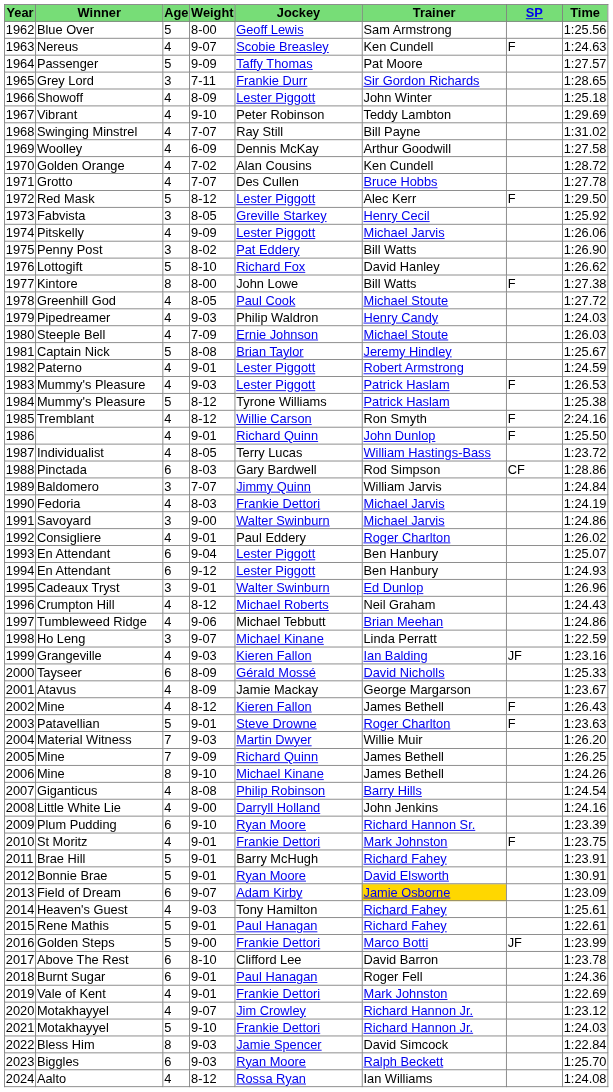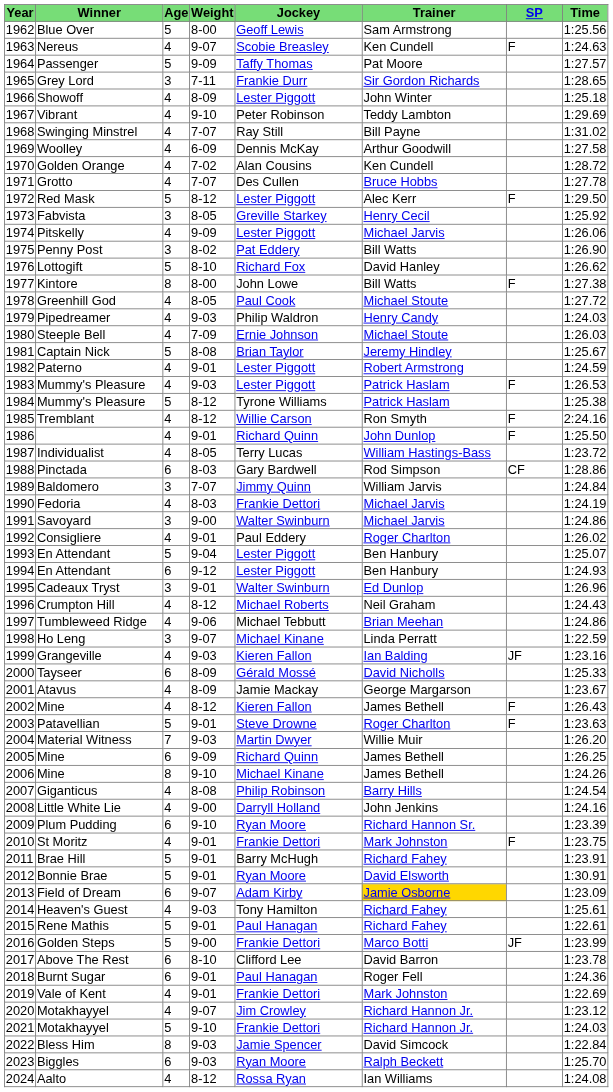(168, 554) 6 -> (168, 554) 5
(168, 757) 7 -> (168, 757) 6
